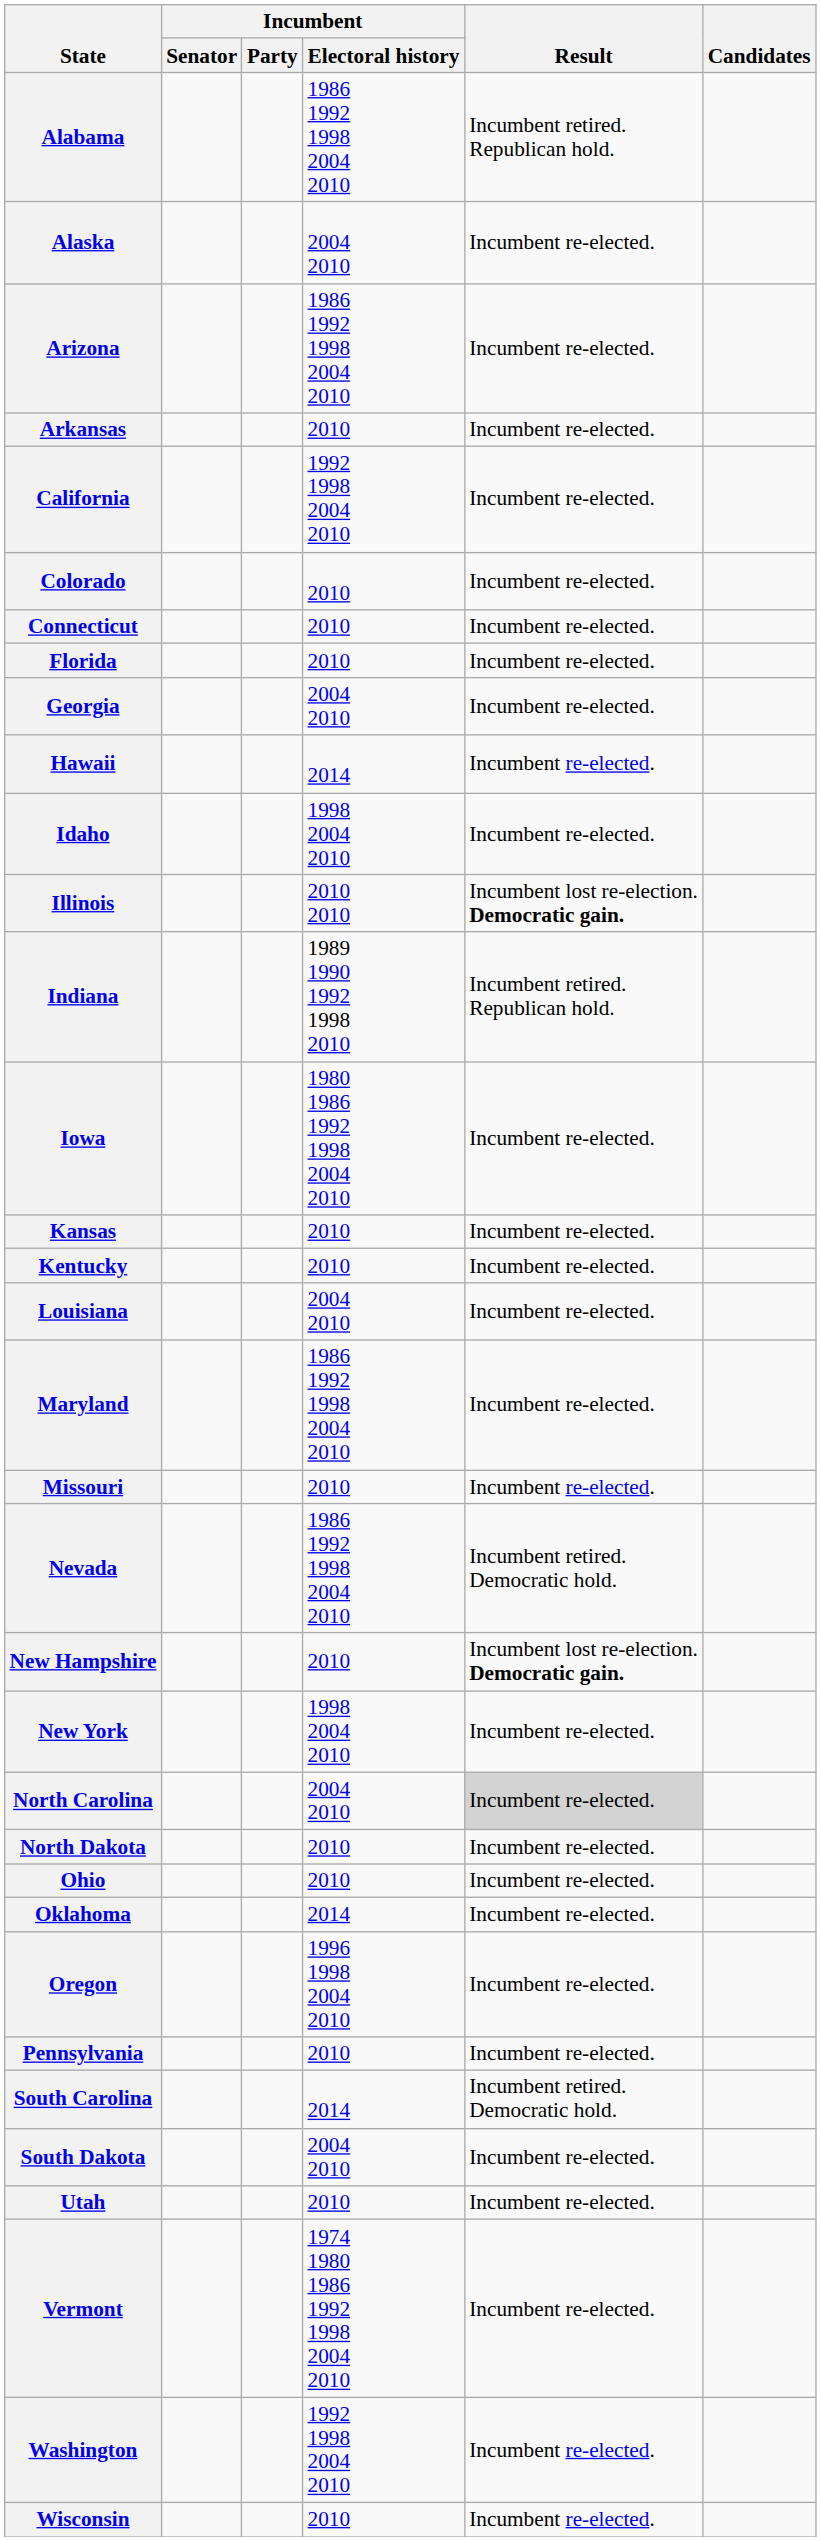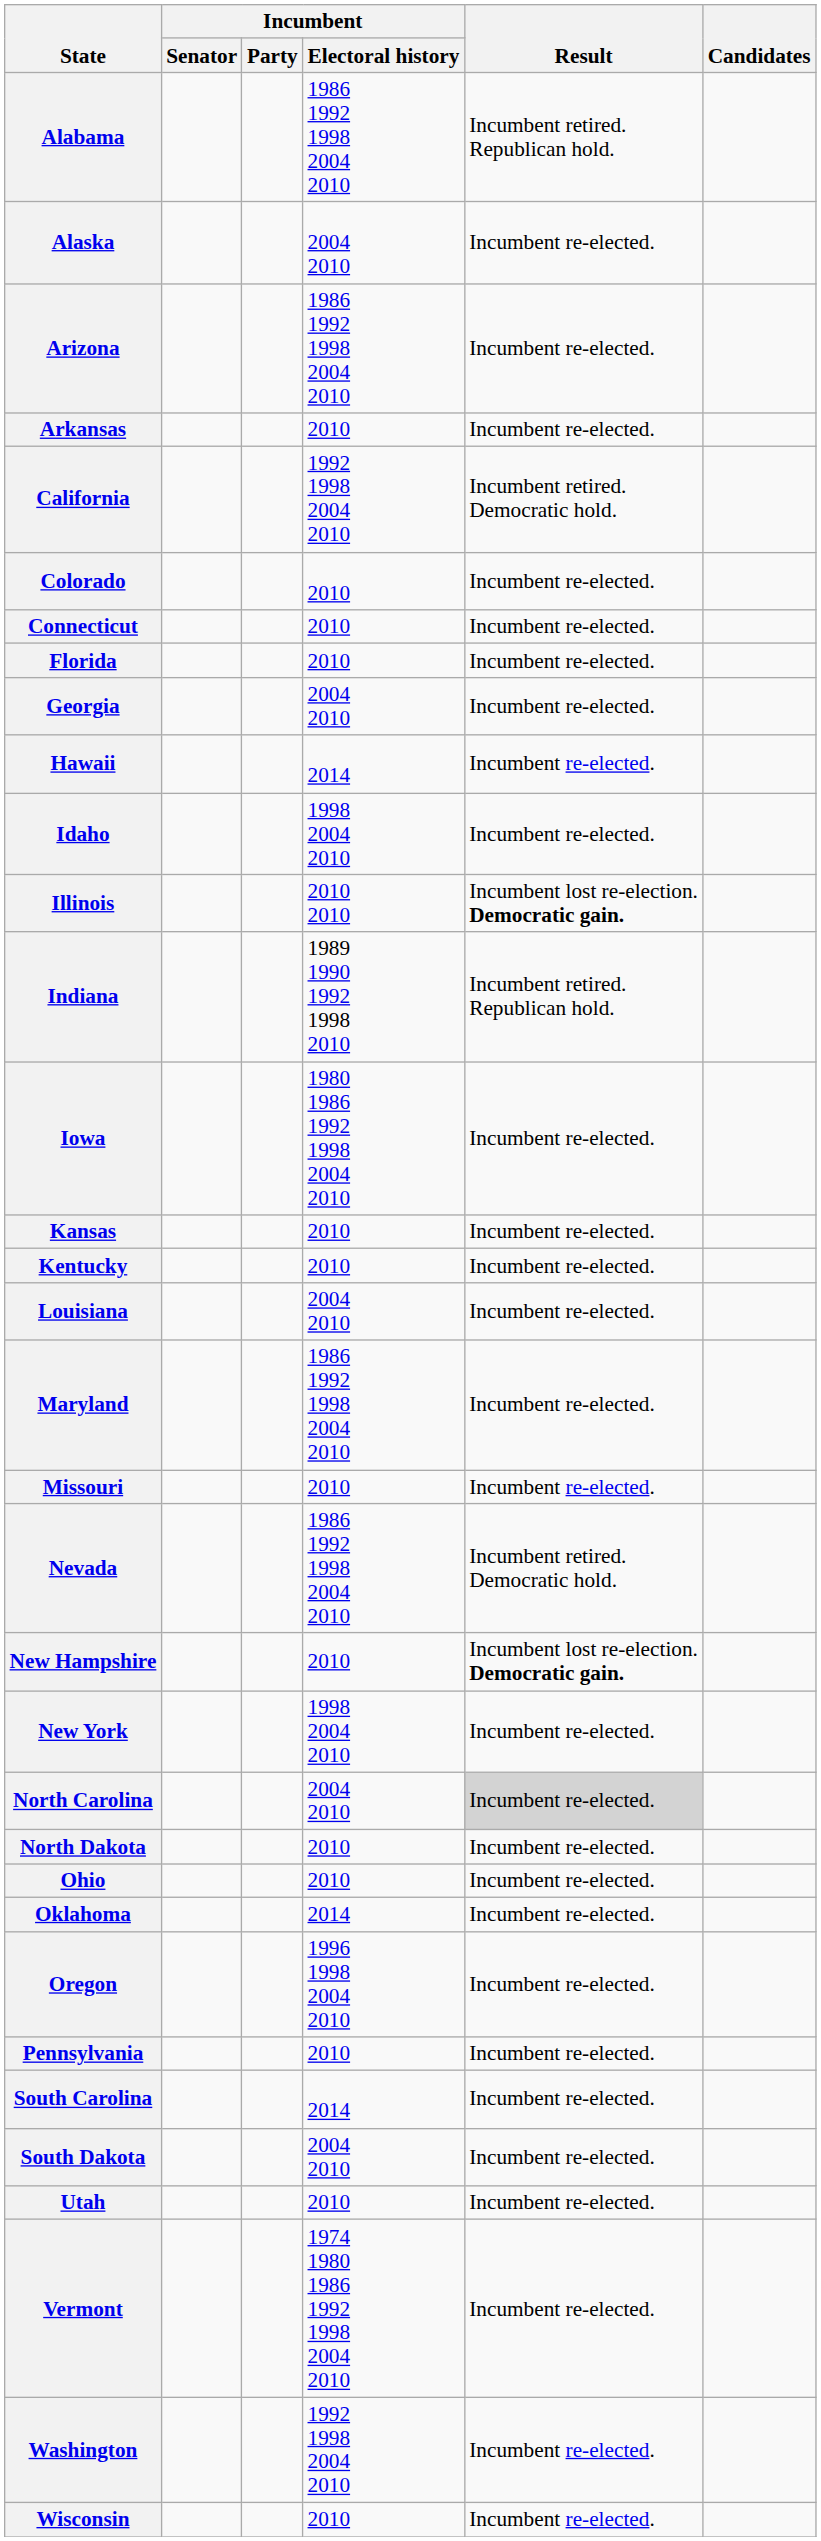(562, 499) Incumbent re-elected. -> (548, 499) Incumbent retired. Democratic hold.
(548, 2099) Incumbent retired. Democratic hold. -> (562, 2099) Incumbent re-elected.
